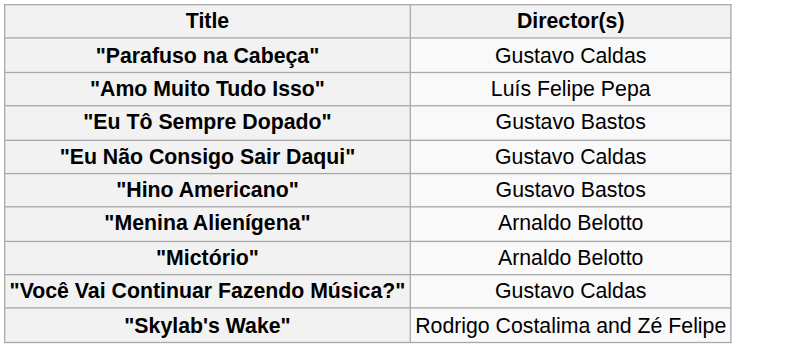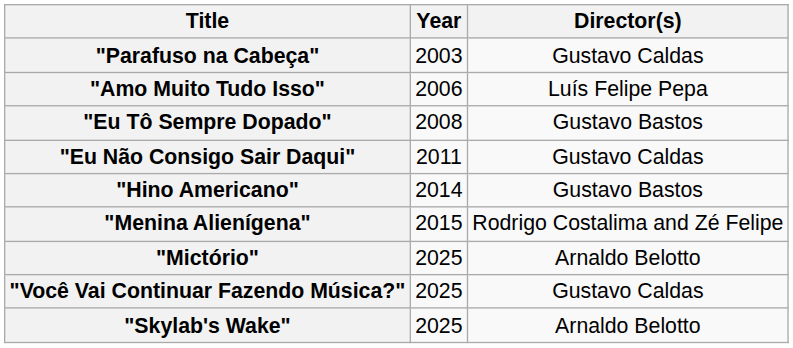+ column: (439, 21)
(571, 223) Arnaldo Belotto -> (628, 223) Rodrigo Costalima and Zé Felipe
(571, 325) Rodrigo Costalima and Zé Felipe -> (628, 325) Arnaldo Belotto
